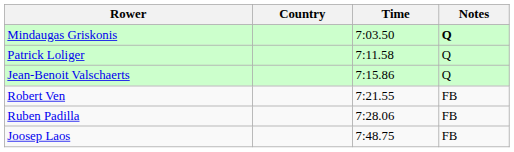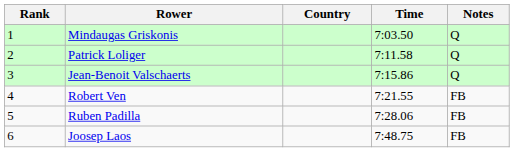+ column: (35, 14)
(447, 34) bold -> (455, 34) normal
